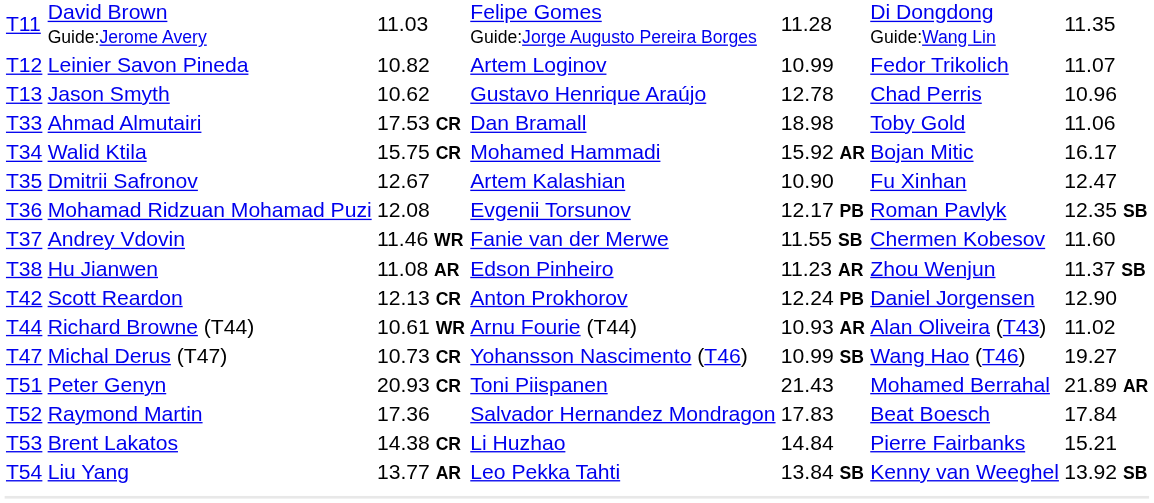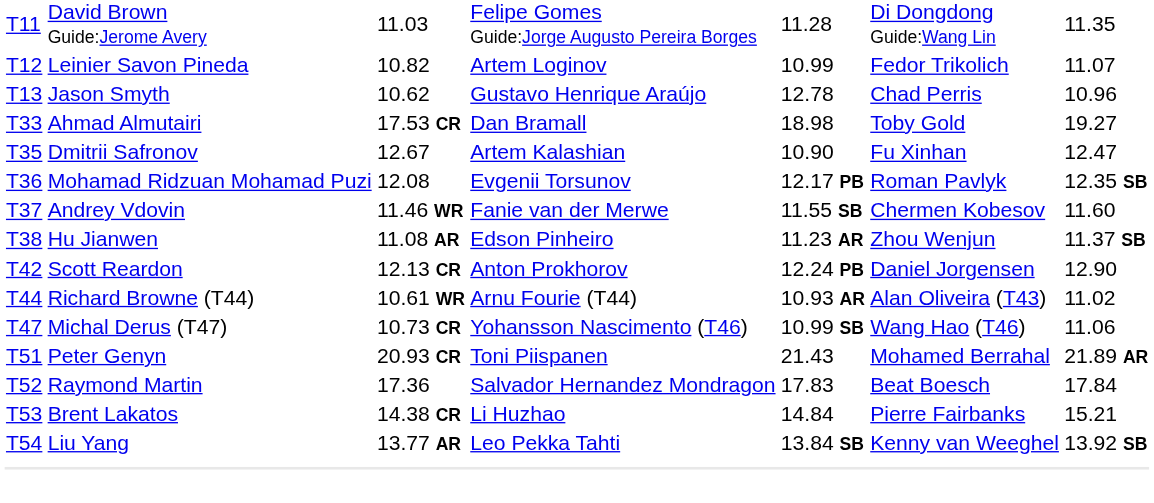(1090, 123) 11.06 -> (1091, 123) 19.27
- row: (97, 152)
(1091, 355) 19.27 -> (1090, 326) 11.06
